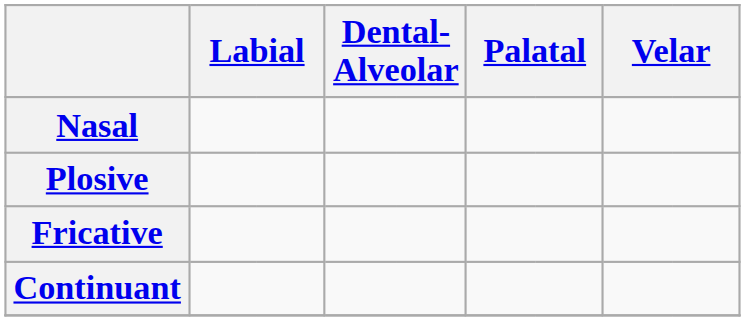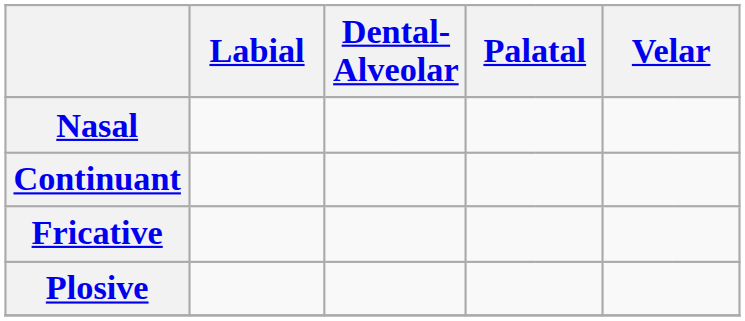rows swapped: (97, 178) <-> (97, 287)
